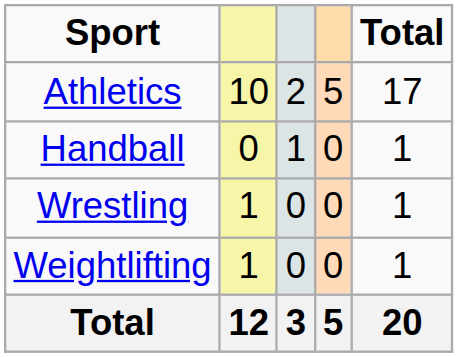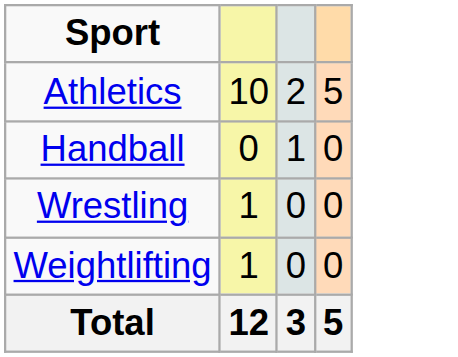- column: (402, 33)
